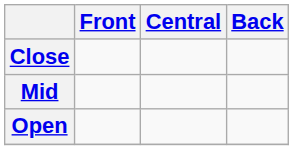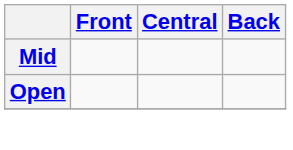- row: (40, 56)
